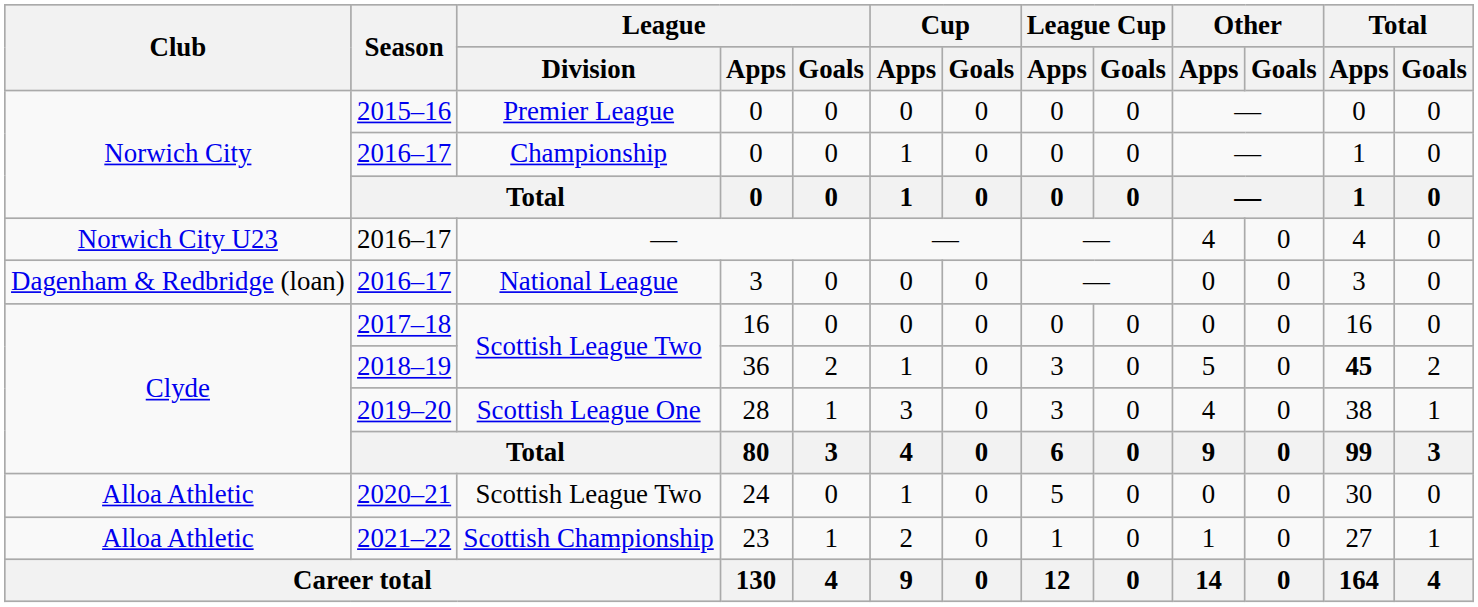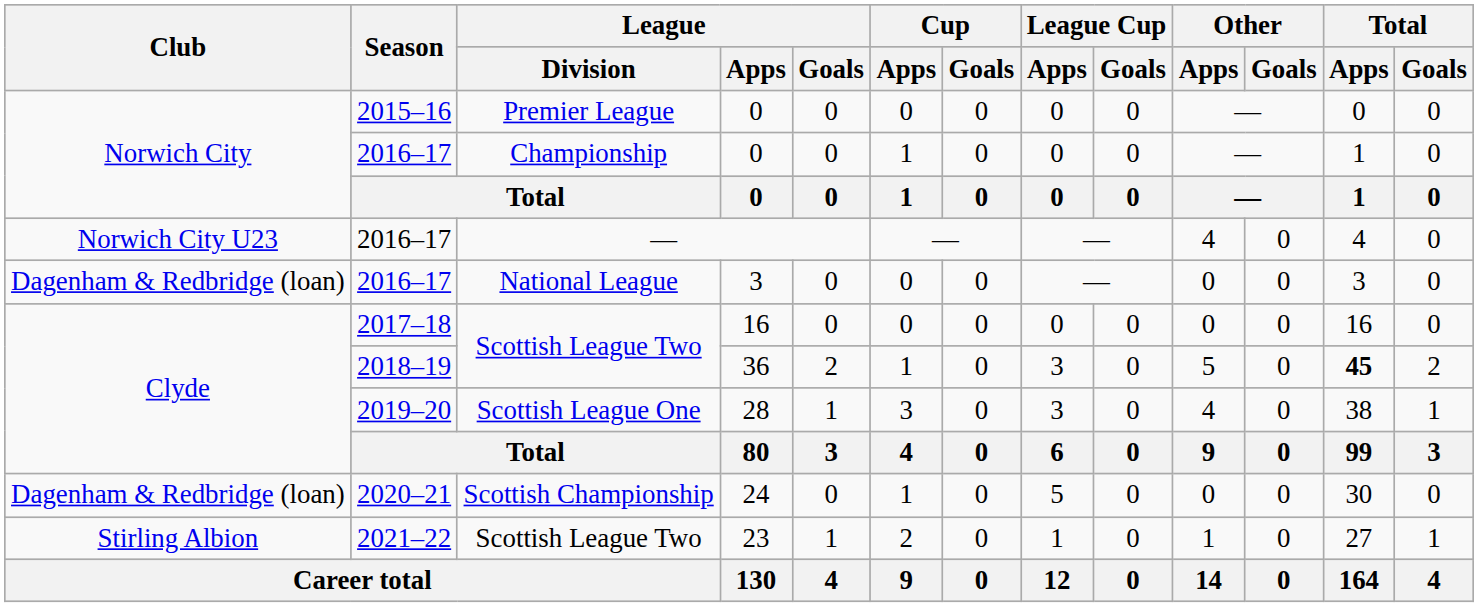(178, 494) Alloa Athletic -> (178, 494) Dagenham & Redbridge (loan)
(589, 494) Scottish League Two -> (589, 494) Scottish Championship
(178, 537) Alloa Athletic -> (178, 537) Stirling Albion
(589, 537) Scottish Championship -> (589, 537) Scottish League Two
